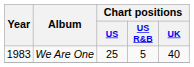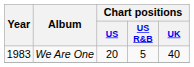(112, 54) 25 -> (112, 54) 20
